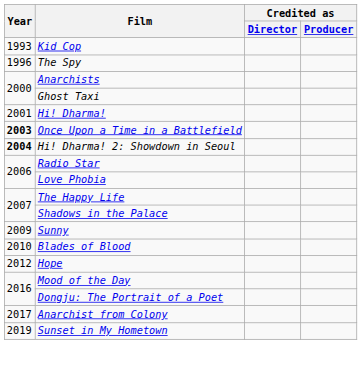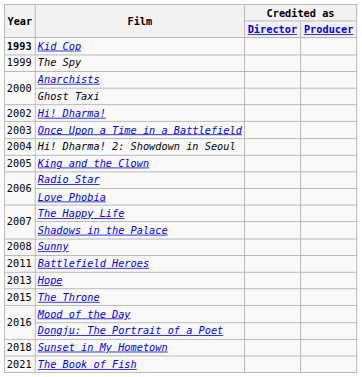(19, 46) normal -> (19, 46) bold
(19, 63) 1996 -> (19, 63) 1999
(19, 113) 2001 -> (19, 113) 2002
(19, 130) bold -> (19, 130) normal
(19, 147) bold -> (19, 147) normal
+ row: (93, 163)
(19, 230) 2009 -> (19, 247) 2008
- row: (84, 247)
+ row: (93, 264)
(19, 264) 2012 -> (19, 281) 2013
+ row: (69, 297)
- row: (103, 314)
(19, 331) 2019 -> (19, 348) 2018
+ row: (87, 364)
